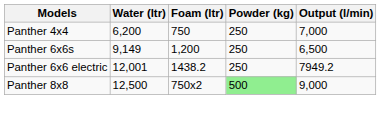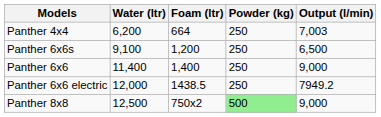(181, 31) 750 -> (181, 31) 664
(313, 31) 7,000 -> (313, 31) 7,003
(127, 49) 9,149 -> (127, 49) 9,100
+ row: (38, 67)
(130, 67) 12,001 -> (130, 85) 12,000
(188, 67) 1438.2 -> (188, 85) 1438.5
